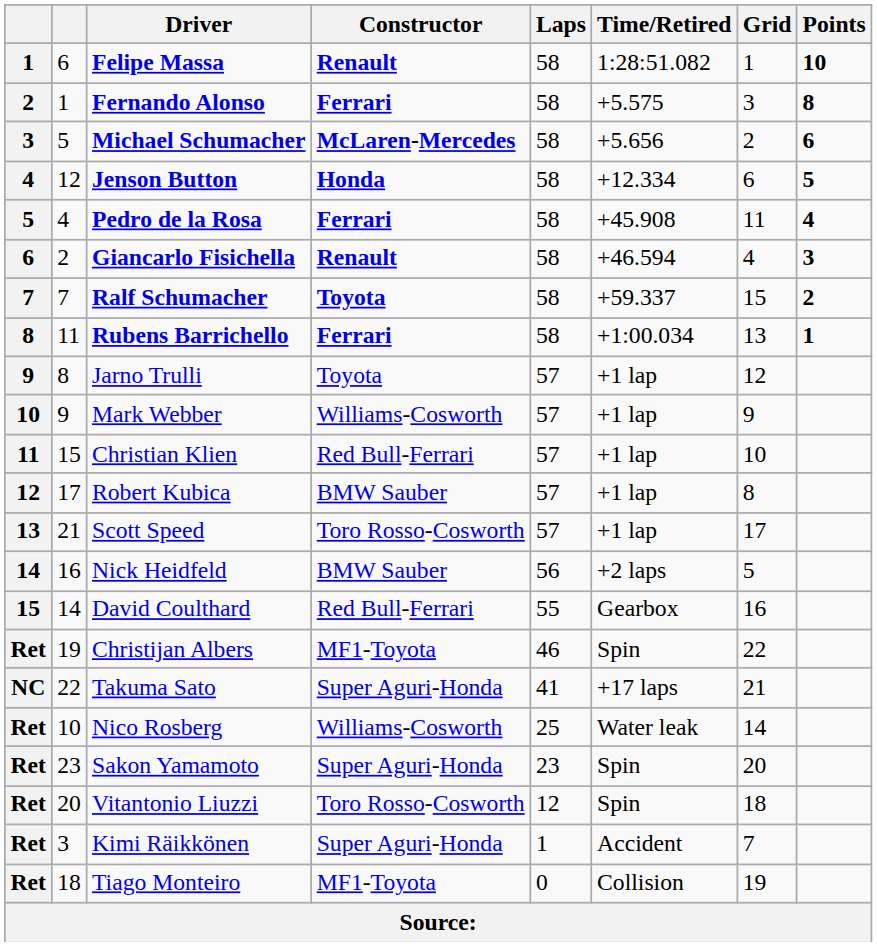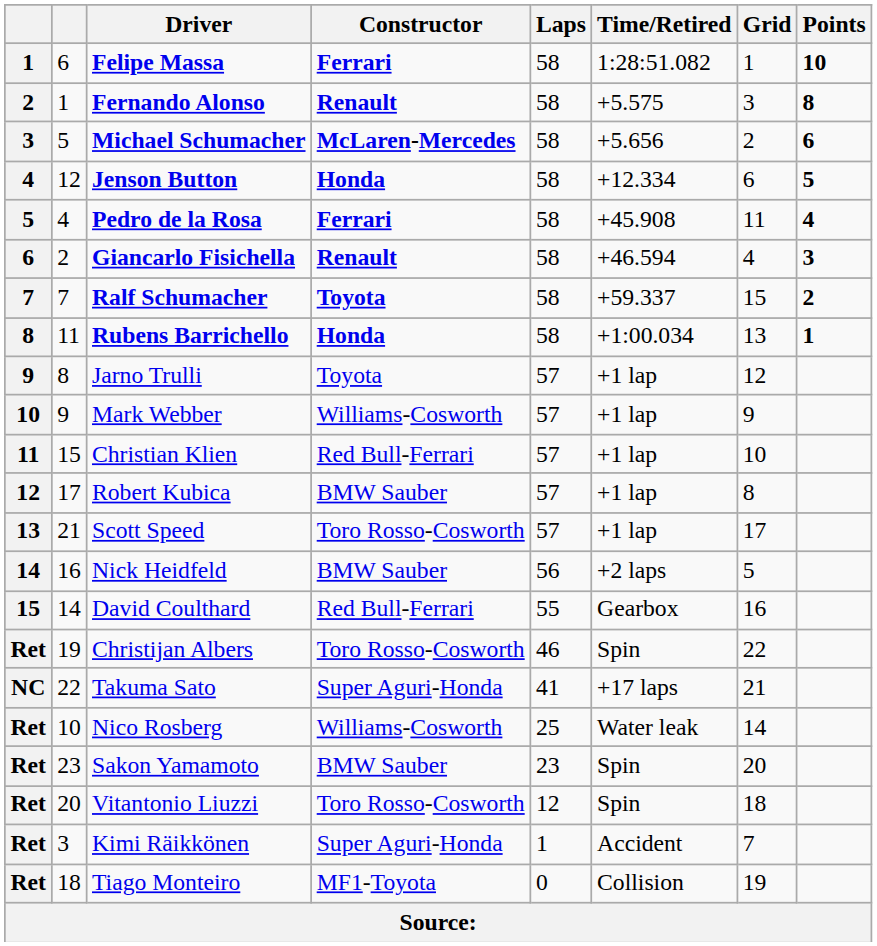(357, 62) Renault -> (354, 62) Ferrari
(354, 101) Ferrari -> (357, 101) Renault
(354, 335) Ferrari -> (351, 335) Honda
(376, 648) MF1-Toyota -> (421, 648) Toro Rosso-Cosworth
(410, 765) Super Aguri-Honda -> (382, 765) BMW Sauber
